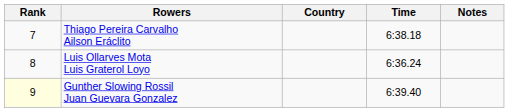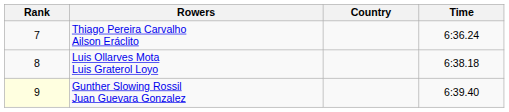- column: (472, 12)
(404, 35) 6:38.18 -> (462, 35) 6:36.24
(404, 64) 6:36.24 -> (462, 64) 6:38.18
